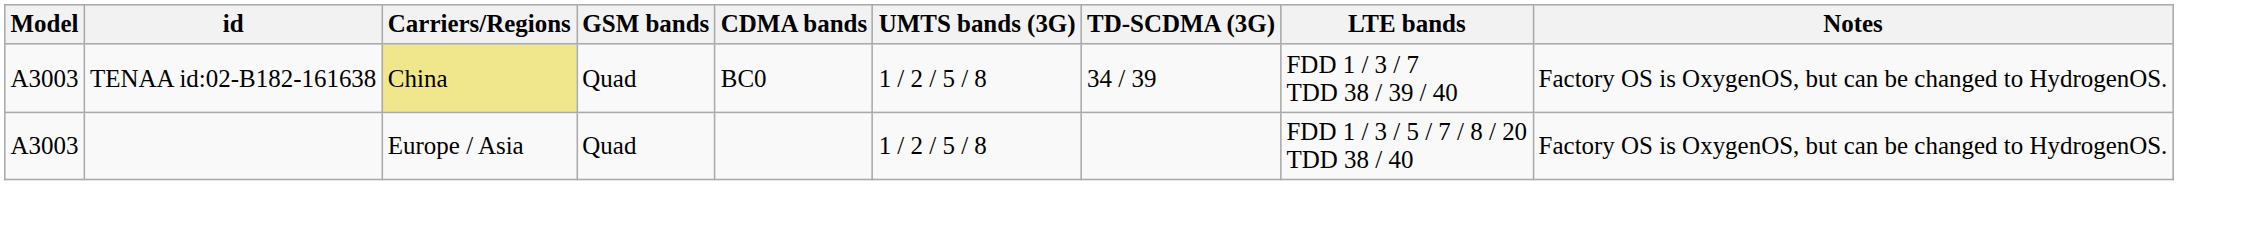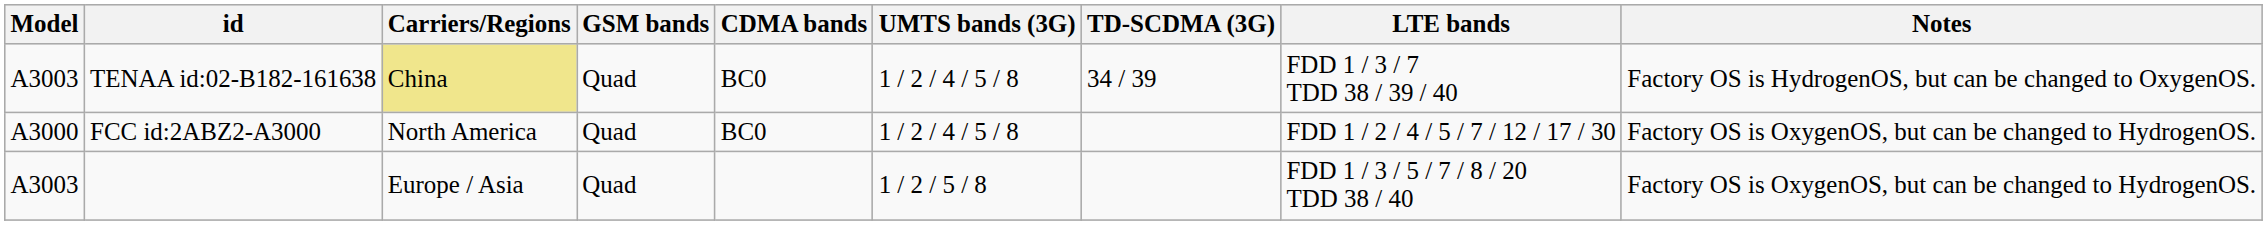(933, 77) 1 / 2 / 5 / 8 -> (949, 77) 1 / 2 / 4 / 5 / 8
(1853, 77) Factory OS is OxygenOS, but can be changed to HydrogenOS. -> (1942, 77) Factory OS is HydrogenOS, but can be changed to OxygenOS.
+ row: (205, 131)
